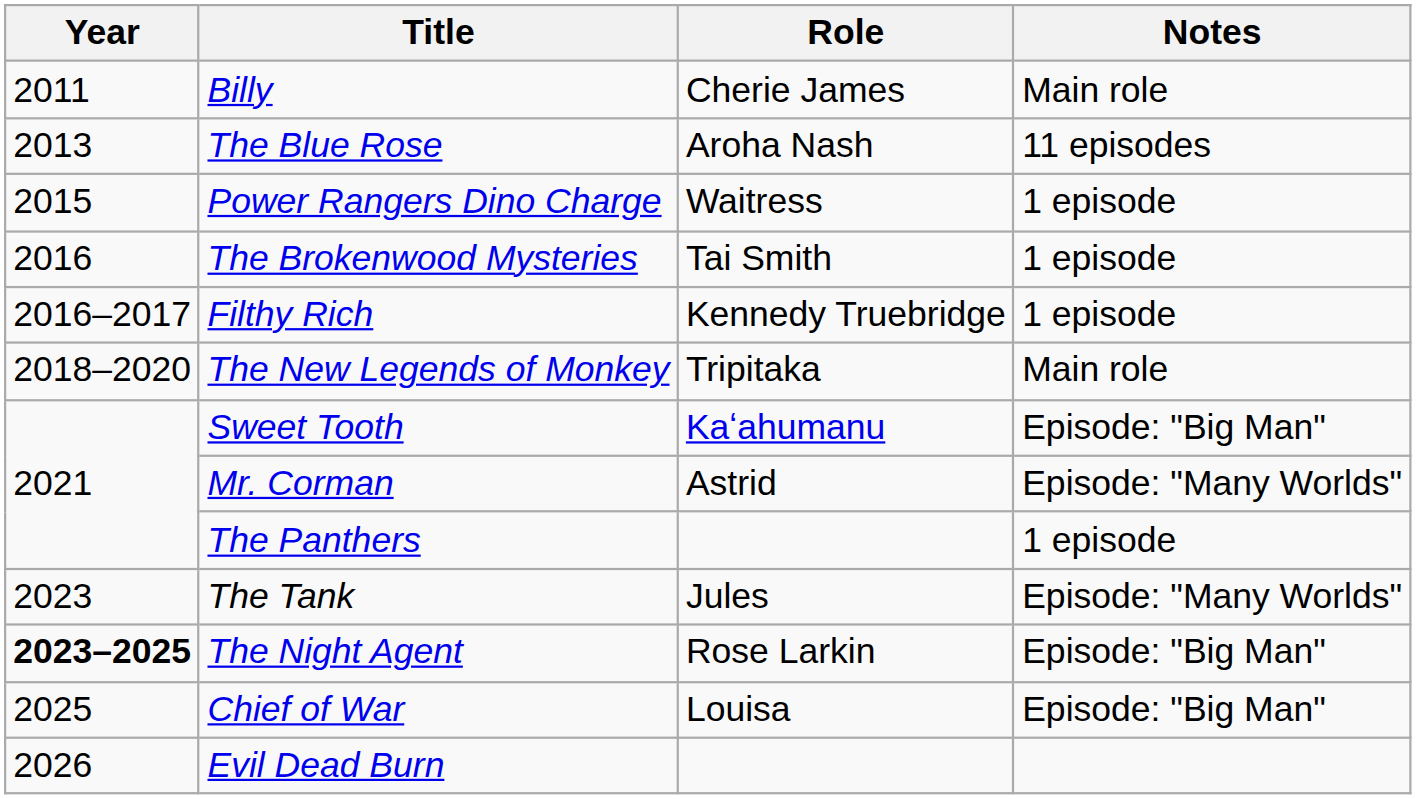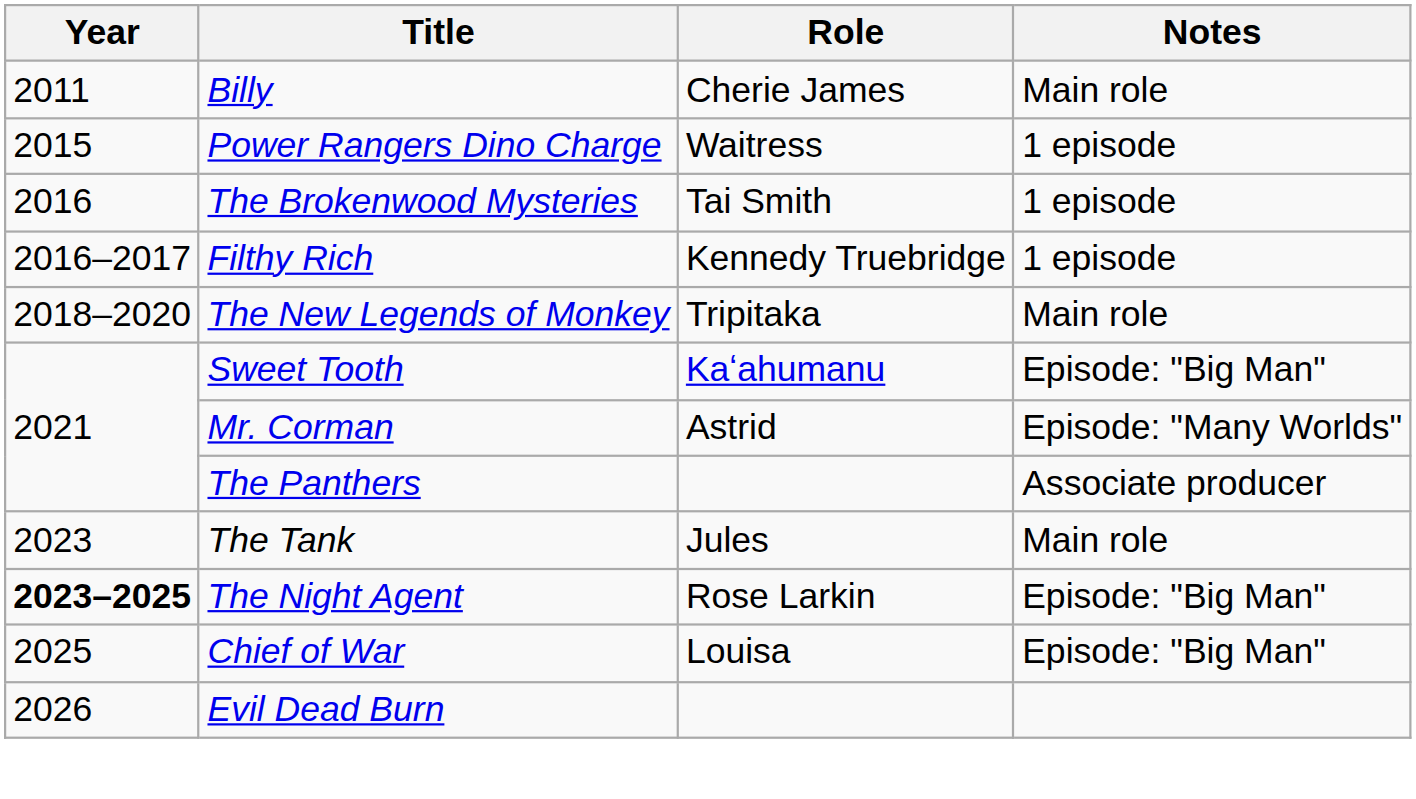- row: (325, 145)
(1099, 539) 1 episode -> (1174, 483) Associate producer
(1212, 595) Episode: "Many Worlds" -> (1095, 539) Main role
